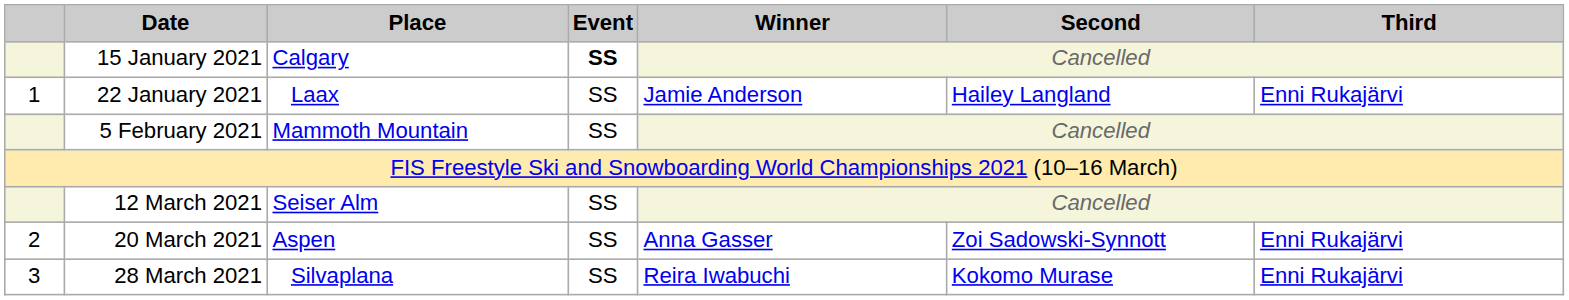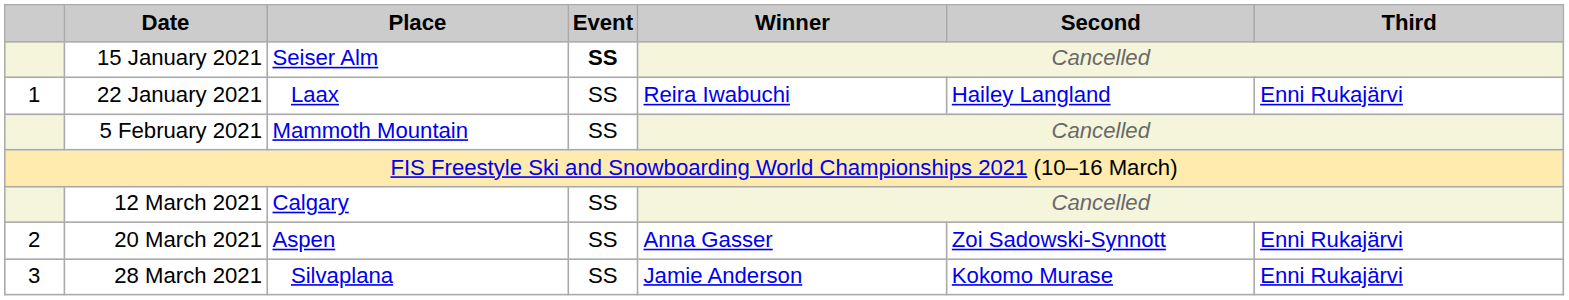(311, 58) Calgary -> (325, 58) Seiser Alm
(723, 94) Jamie Anderson -> (717, 94) Reira Iwabuchi
(325, 203) Seiser Alm -> (311, 203) Calgary
(717, 275) Reira Iwabuchi -> (723, 275) Jamie Anderson
